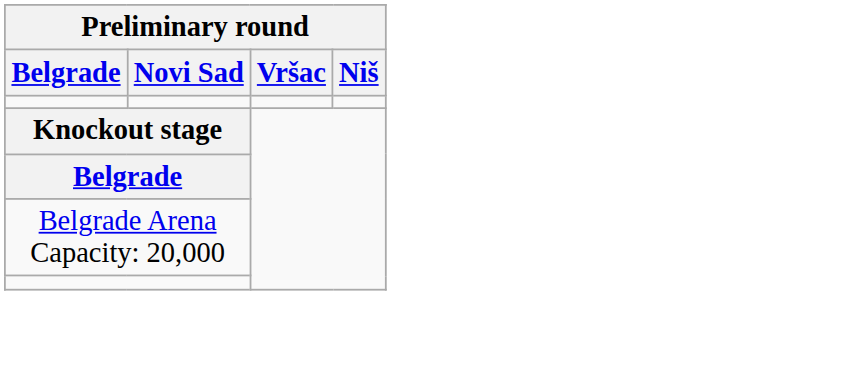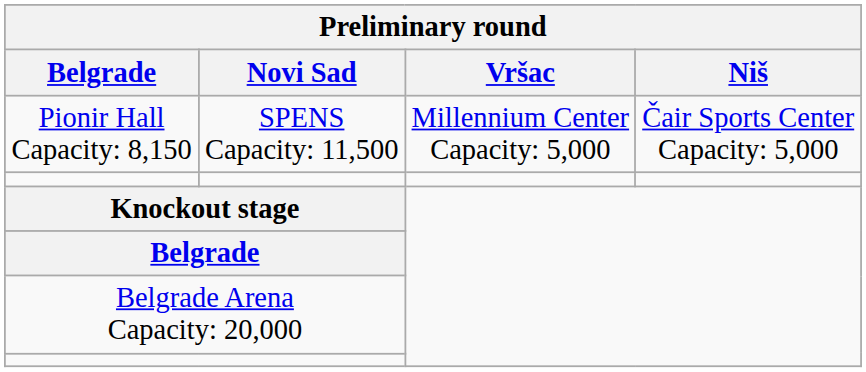+ row: (102, 133)
